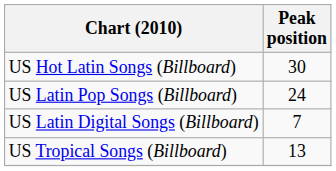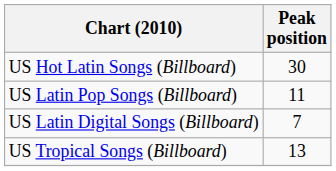(297, 94) 24 -> (297, 94) 11
